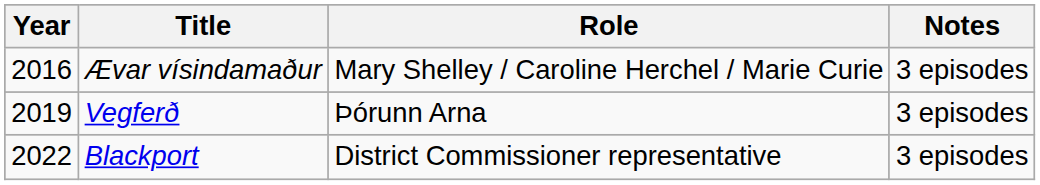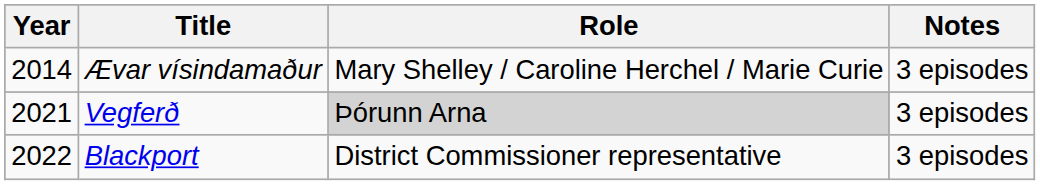(42, 69) 2016 -> (42, 69) 2014
(42, 112) 2019 -> (42, 112) 2021
(411, 112) no background -> (411, 112) lightgrey background
